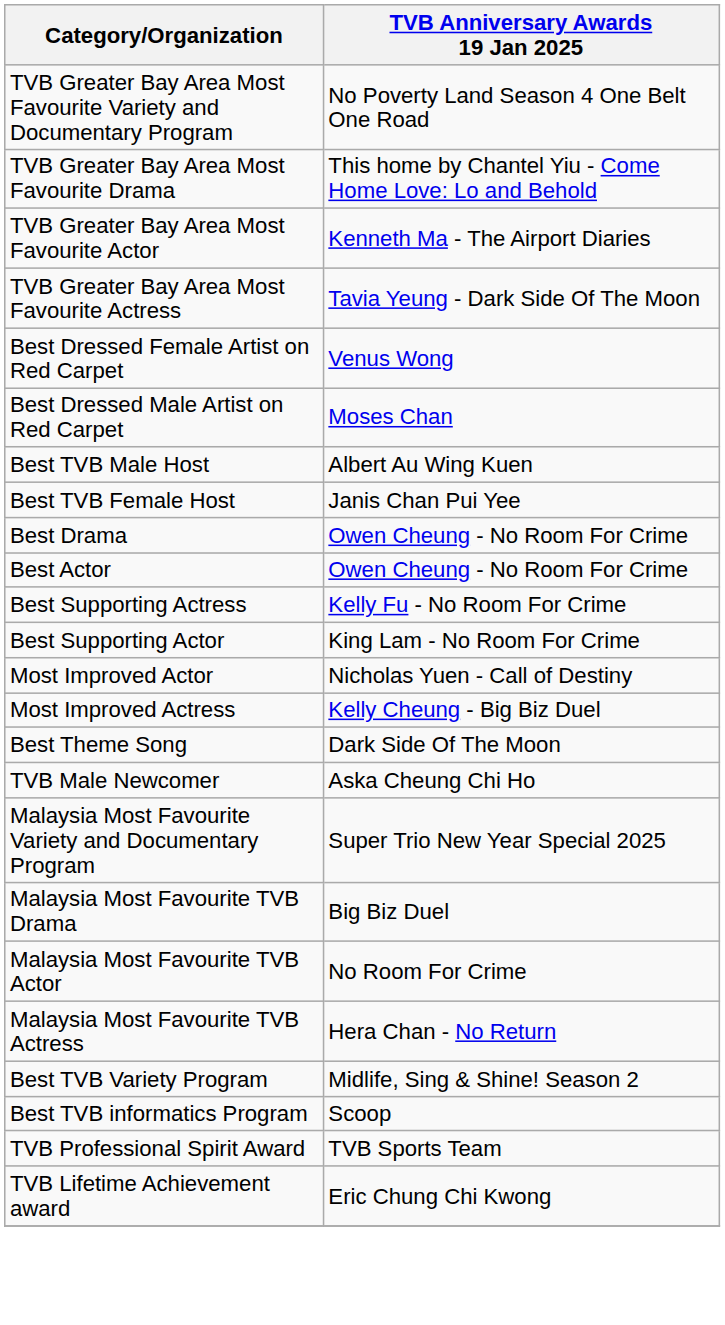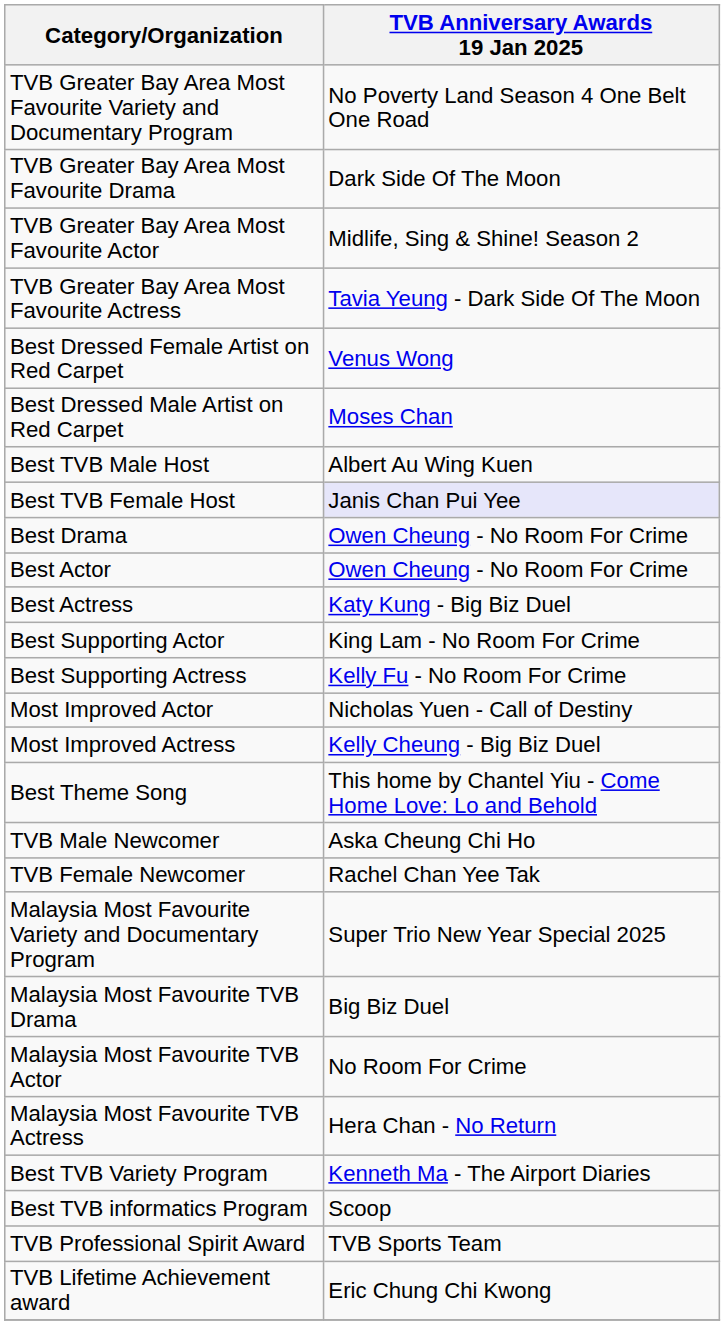(494, 179) This home by Chantel Yiu - Come Home Love: Lo and Behold -> (445, 179) Dark Side Of The Moon
(490, 239) Kenneth Ma - The Airport Diaries -> (484, 239) Midlife, Sing & Shine! Season 2
(424, 500) no background -> (424, 500) lavender background
+ row: (72, 605)
rows swapped: (117, 640) <-> (128, 605)
(445, 745) Dark Side Of The Moon -> (494, 793) This home by Chantel Yiu - Come Home Love: Lo and Behold
+ row: (128, 875)
(484, 1079) Midlife, Sing & Shine! Season 2 -> (490, 1173) Kenneth Ma - The Airport Diaries
